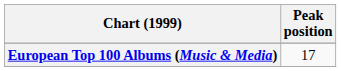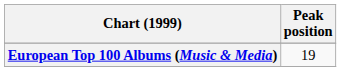(308, 54) 17 -> (308, 54) 19
